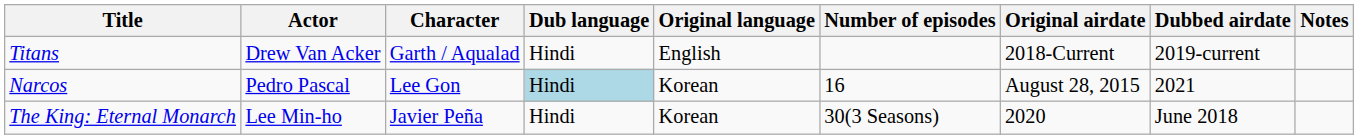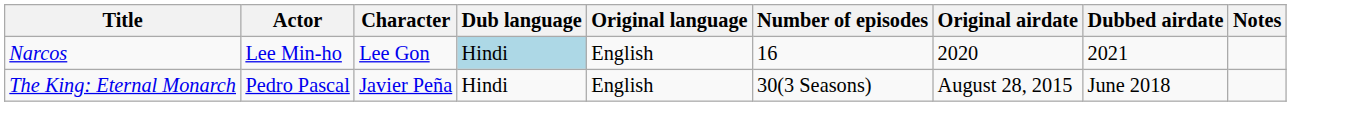- row: (34, 52)
(298, 85) Pedro Pascal -> (294, 52) Lee Min-ho
(689, 85) Korean -> (622, 52) English
(1072, 85) August 28, 2015 -> (958, 52) 2020
(294, 117) Lee Min-ho -> (298, 85) Pedro Pascal
(689, 117) Korean -> (622, 85) English
(1025, 117) 2020 -> (1005, 85) August 28, 2015
